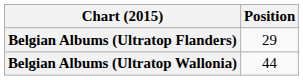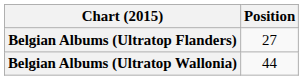(270, 39) 29 -> (270, 39) 27
